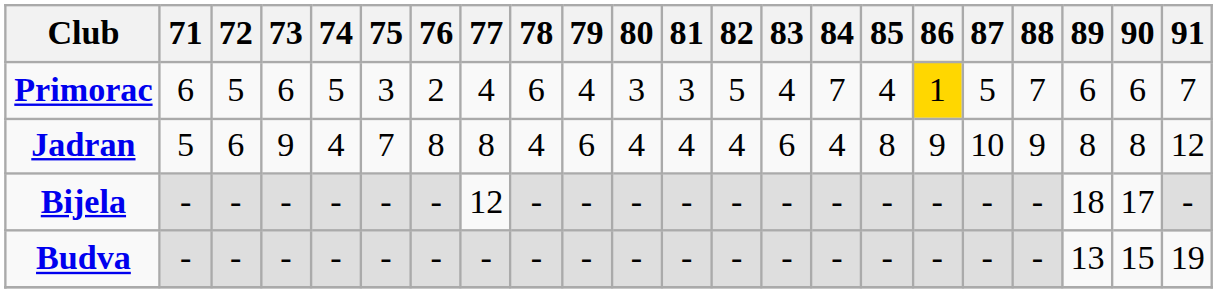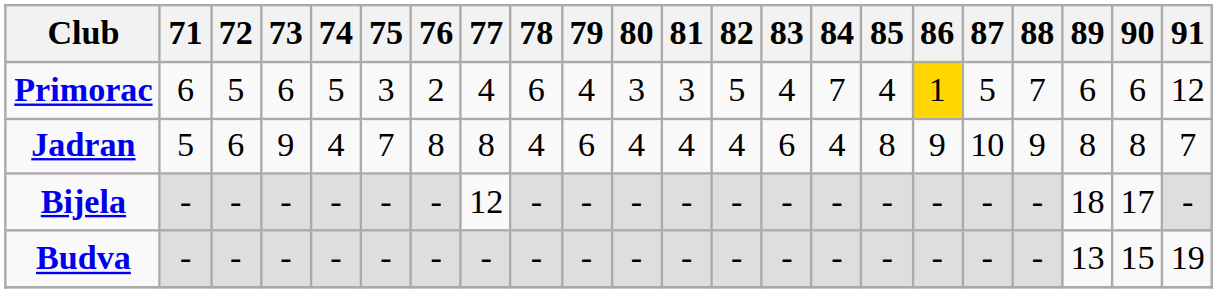(1188, 89) 7 -> (1188, 89) 12
(1188, 145) 12 -> (1188, 145) 7
